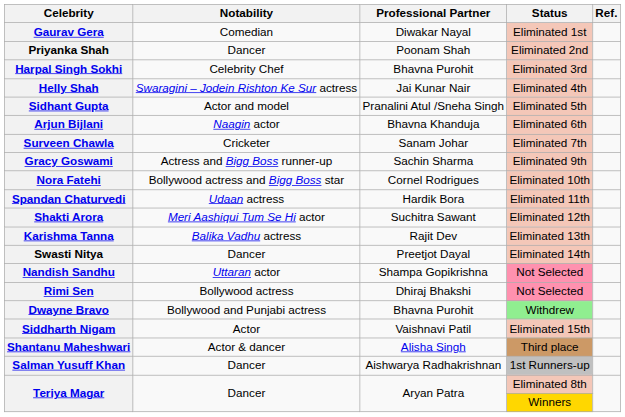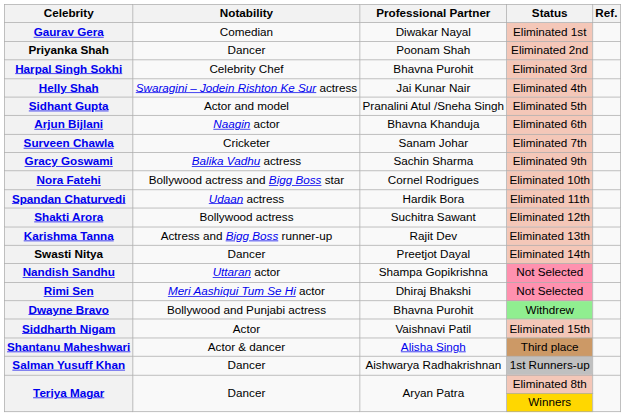(246, 161) Actress and Bigg Boss runner-up -> (246, 161) Balika Vadhu actress
(246, 217) Meri Aashiqui Tum Se Hi actor -> (246, 217) Bollywood actress
(246, 236) Balika Vadhu actress -> (246, 236) Actress and Bigg Boss runner-up
(246, 291) Bollywood actress -> (246, 291) Meri Aashiqui Tum Se Hi actor
